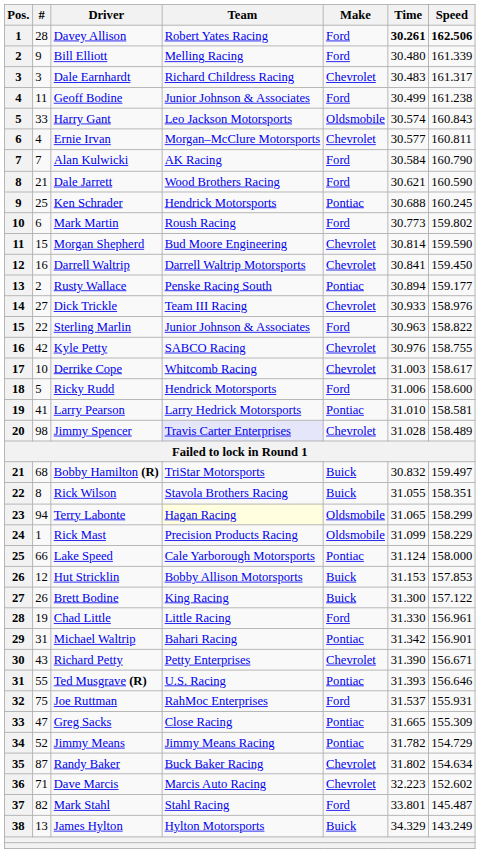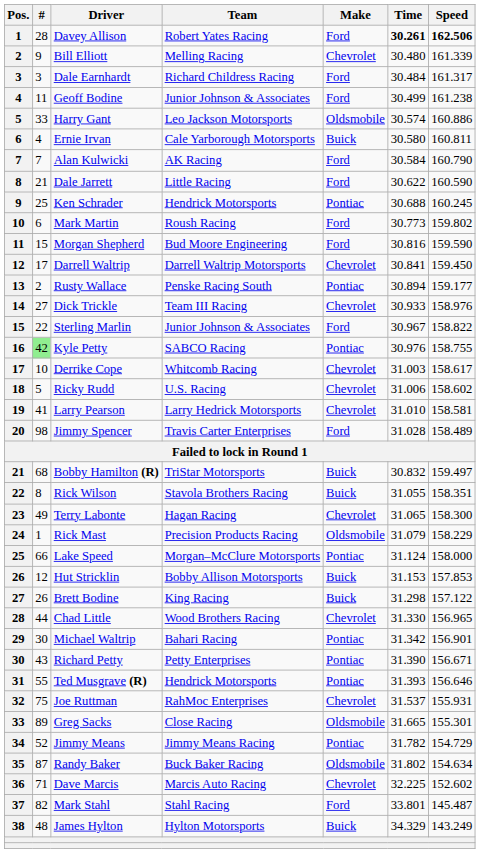(338, 56) Ford -> (351, 56) Chevrolet
(351, 77) Chevrolet -> (338, 77) Ford
(408, 77) 30.483 -> (408, 77) 30.484
(452, 119) 160.843 -> (452, 119) 160.886
(242, 139) Morgan–McClure Motorsports -> (240, 139) Cale Yarborough Motorsports
(351, 139) Chevrolet -> (341, 139) Buick
(408, 139) 30.577 -> (408, 139) 30.580
(222, 181) Wood Brothers Racing -> (198, 181) Little Racing
(408, 181) 30.621 -> (408, 181) 30.622
(351, 243) Chevrolet -> (338, 243) Ford
(408, 243) 30.814 -> (408, 243) 30.816
(42, 264) 16 -> (42, 264) 17
(408, 327) 30.963 -> (408, 327) 30.967
(42, 347) no background -> (42, 347) lightgreen background
(351, 347) Chevrolet -> (345, 347) Pontiac
(220, 389) Hendrick Motorsports -> (195, 389) U.S. Racing
(338, 389) Ford -> (351, 389) Chevrolet
(452, 389) 158.600 -> (452, 389) 158.602
(345, 410) Pontiac -> (351, 410) Chevrolet
(228, 431) lavender background -> (228, 431) no background
(351, 431) Chevrolet -> (338, 431) Ford
(42, 514) 94 -> (42, 514) 49
(201, 514) lightyellow background -> (201, 514) no background
(356, 514) Oldsmobile -> (351, 514) Chevrolet
(452, 514) 158.299 -> (452, 514) 158.300
(408, 535) 31.099 -> (408, 535) 31.079
(240, 555) Cale Yarborough Motorsports -> (242, 555) Morgan–McClure Motorsports
(408, 597) 31.300 -> (408, 597) 31.298
(42, 618) 19 -> (42, 618) 44
(198, 618) Little Racing -> (222, 618) Wood Brothers Racing
(338, 618) Ford -> (351, 618) Chevrolet
(452, 618) 156.961 -> (452, 618) 156.965
(42, 639) 31 -> (42, 639) 30
(351, 659) Chevrolet -> (345, 659) Pontiac
(195, 680) U.S. Racing -> (220, 680) Hendrick Motorsports
(338, 701) Ford -> (351, 701) Chevrolet
(42, 722) 47 -> (42, 722) 89
(345, 722) Pontiac -> (356, 722) Oldsmobile
(452, 722) 155.309 -> (452, 722) 155.301
(351, 763) Chevrolet -> (356, 763) Oldsmobile
(408, 784) 32.223 -> (408, 784) 32.225
(42, 826) 13 -> (42, 826) 48
